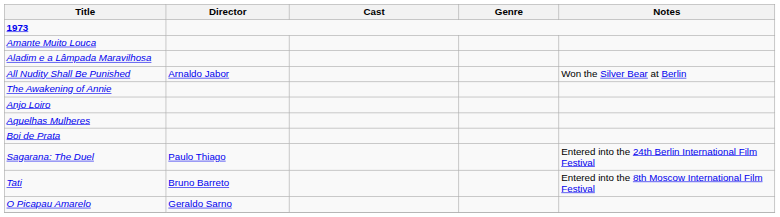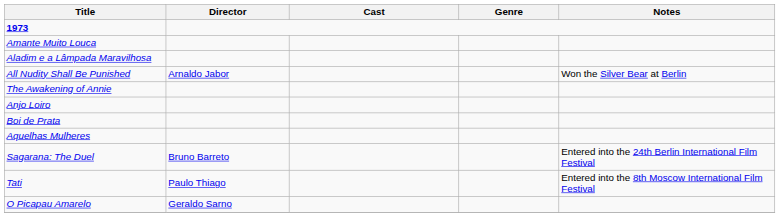rows swapped: (48, 120) <-> (33, 136)
(197, 157) Paulo Thiago -> (199, 157) Bruno Barreto
(199, 183) Bruno Barreto -> (197, 183) Paulo Thiago
